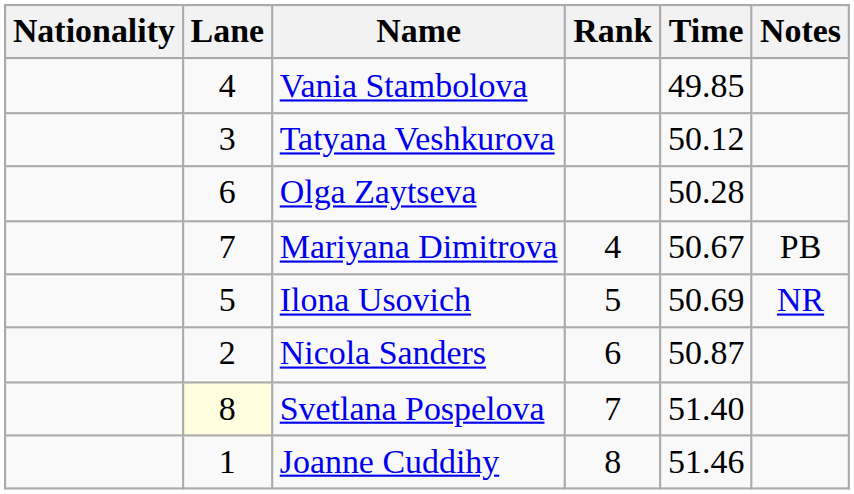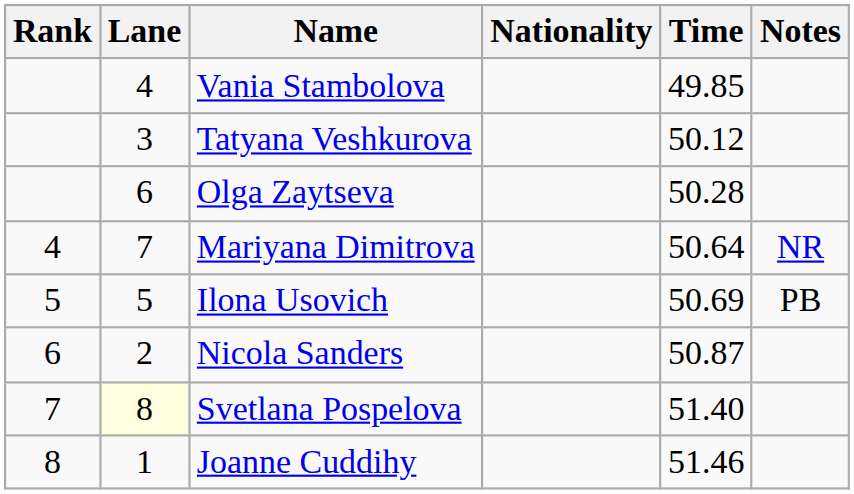columns swapped: (613, 31) <-> (94, 31)
(706, 246) 50.67 -> (706, 246) 50.64
(801, 246) PB -> (801, 246) NR
(801, 300) NR -> (801, 300) PB
